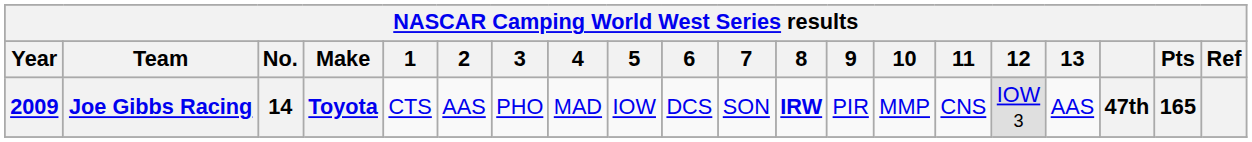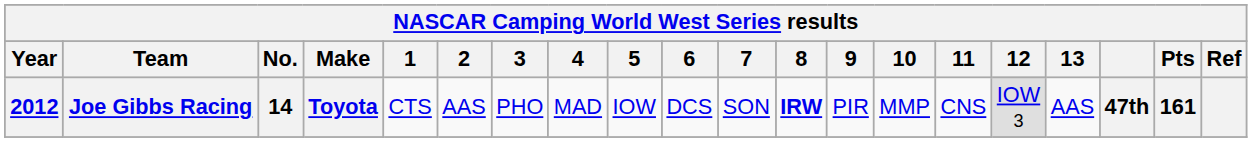(34, 107) 2009 -> (34, 107) 2012
(1178, 107) 165 -> (1178, 107) 161
